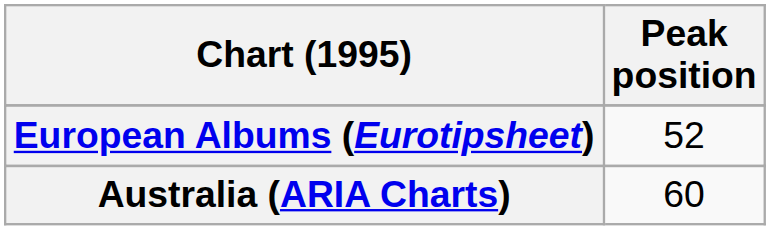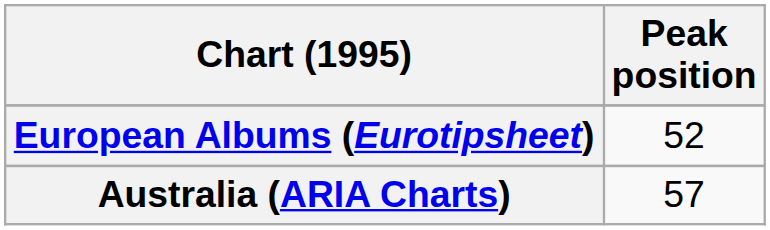(684, 194) 60 -> (684, 194) 57
